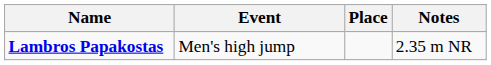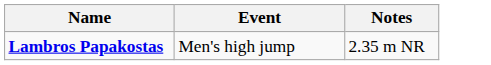- column: (368, 18)
